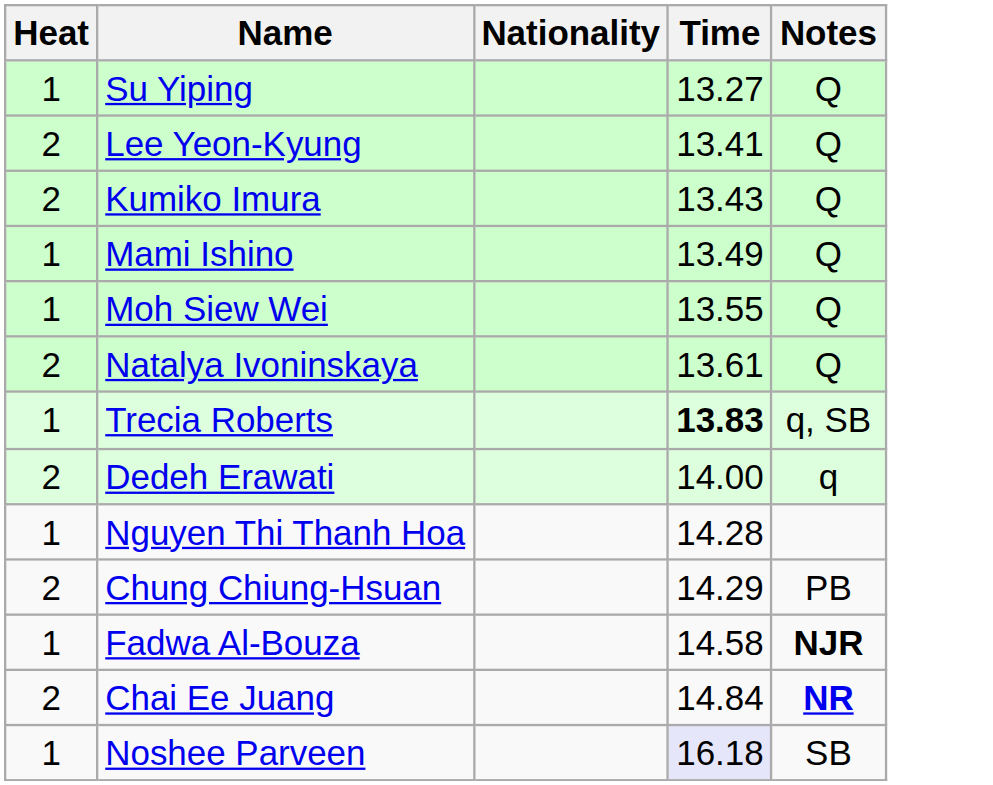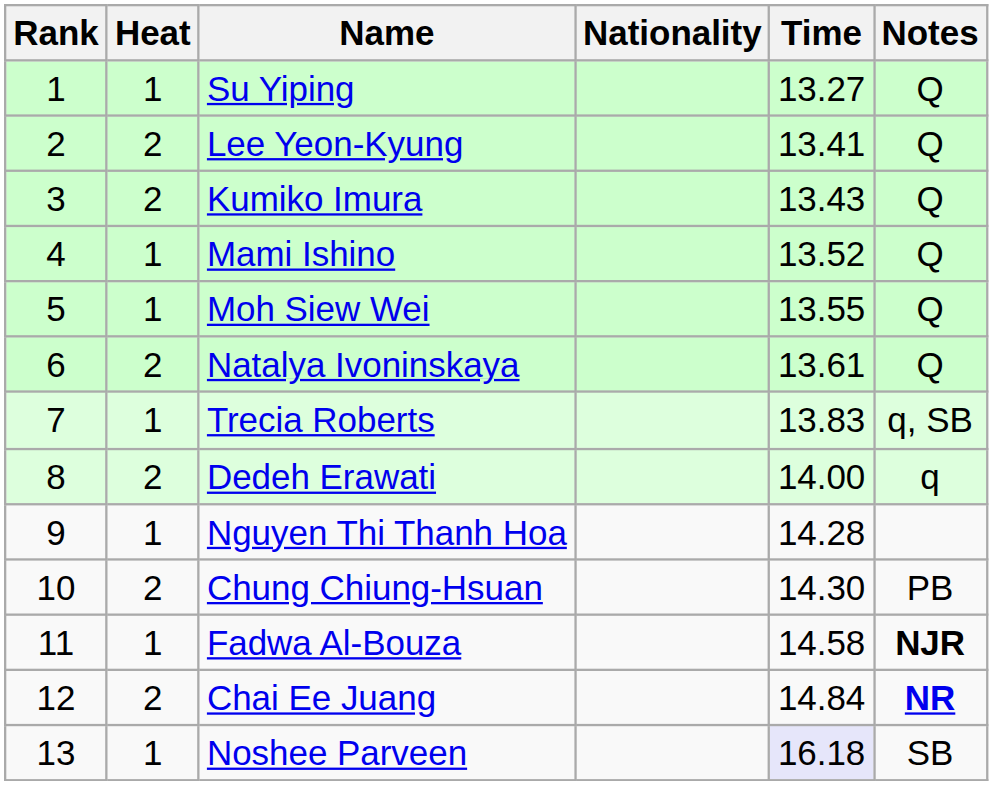+ column: (56, 33)
(720, 254) 13.49 -> (822, 254) 13.52
(720, 420) bold -> (822, 420) normal
(720, 586) 14.29 -> (822, 586) 14.30
